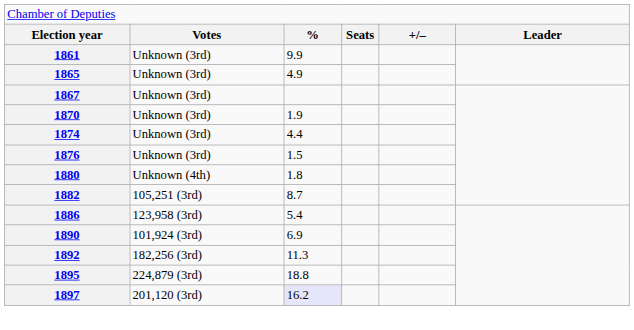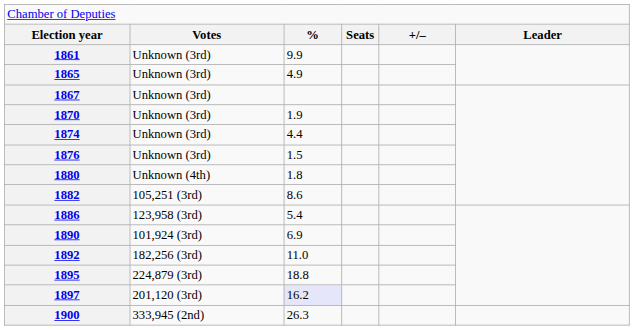(295, 194) 8.7 -> (295, 194) 8.6
(297, 255) 11.3 -> (297, 255) 11.0
+ row: (67, 315)
